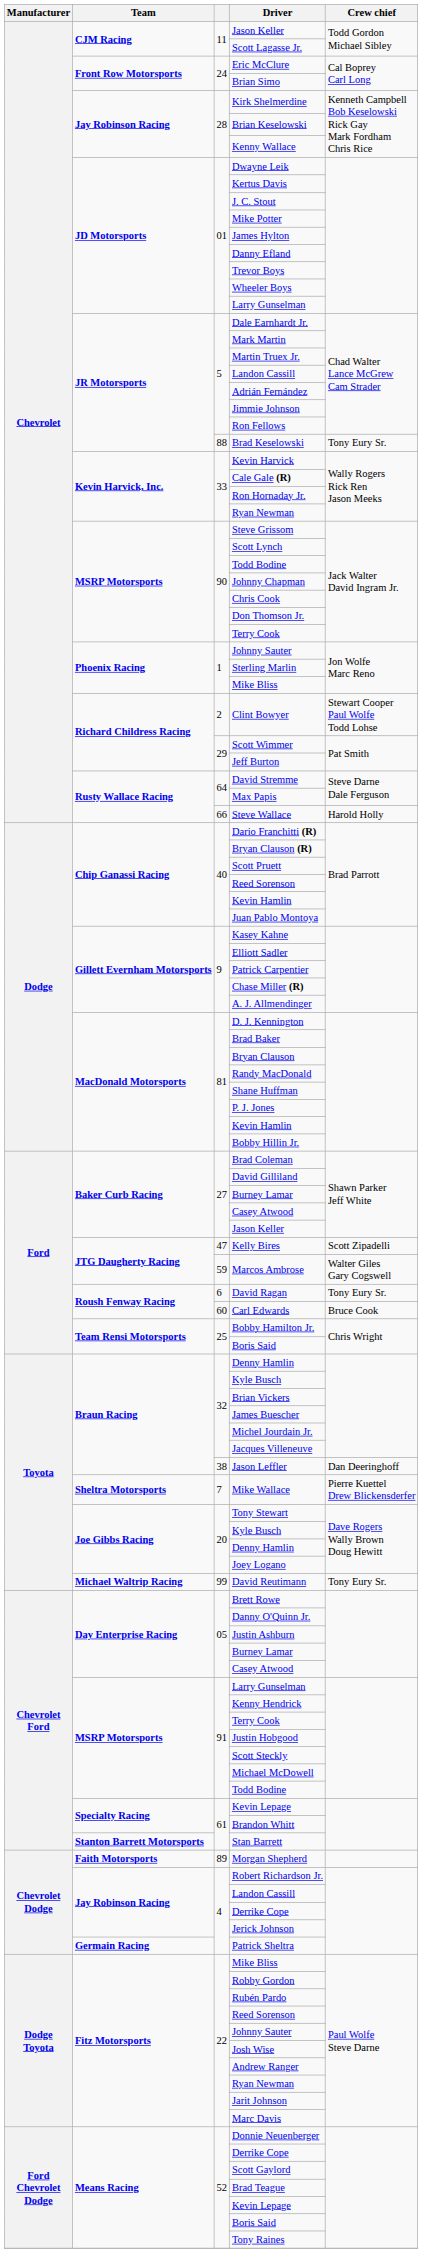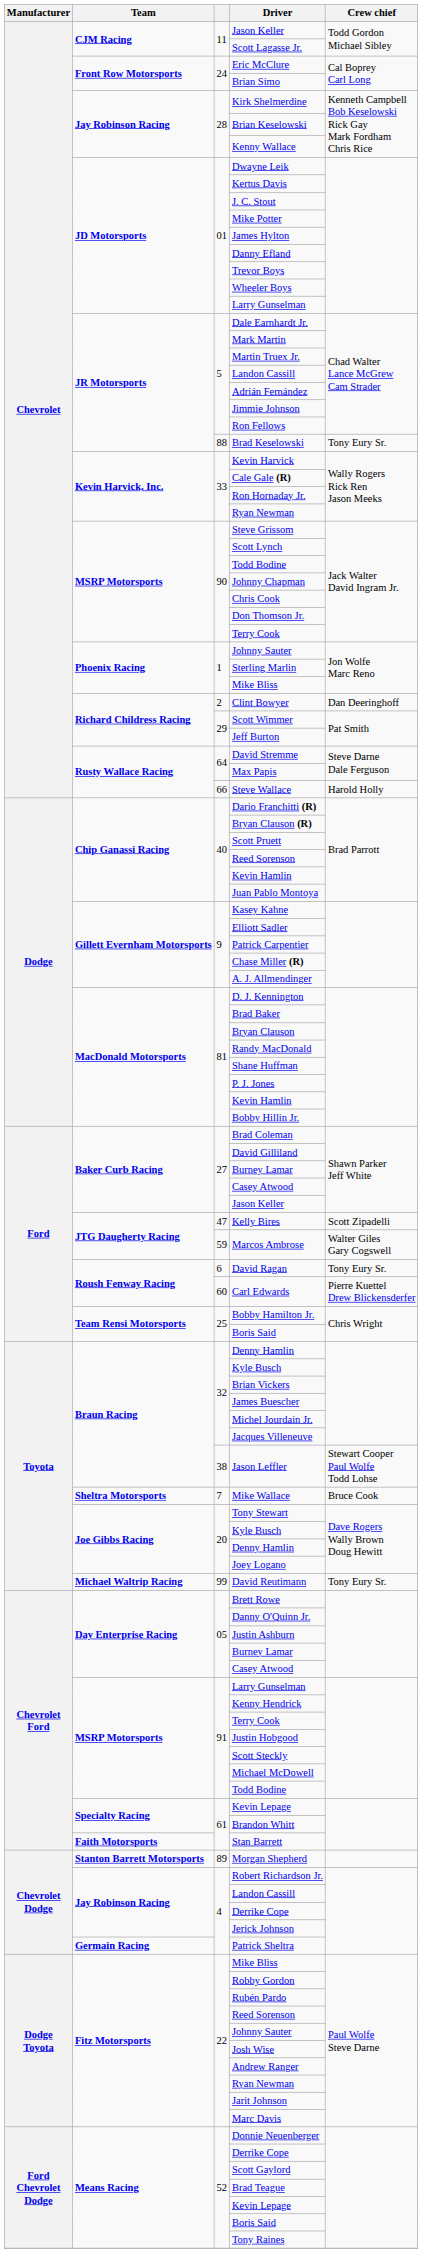(361, 715) Stewart Cooper Paul Wolfe Todd Lohse -> (363, 702) Dan Deeringhoff
(353, 1310) Bruce Cook -> (372, 1292) Pierre Kuettel Drew Blickensderfer
(363, 1466) Dan Deeringhoff -> (361, 1466) Stewart Cooper Paul Wolfe Todd Lohse
(372, 1489) Pierre Kuettel Drew Blickensderfer -> (353, 1496) Bruce Cook
(139, 1842) Stanton Barrett Motorsports -> (116, 1842) Faith Motorsports
(116, 1859) Faith Motorsports -> (139, 1859) Stanton Barrett Motorsports
